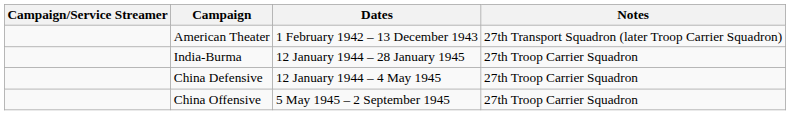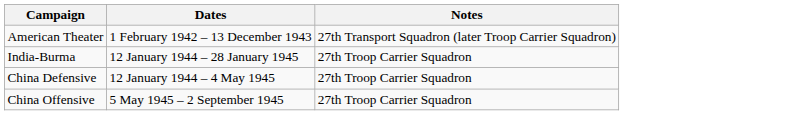- column: (88, 15)
